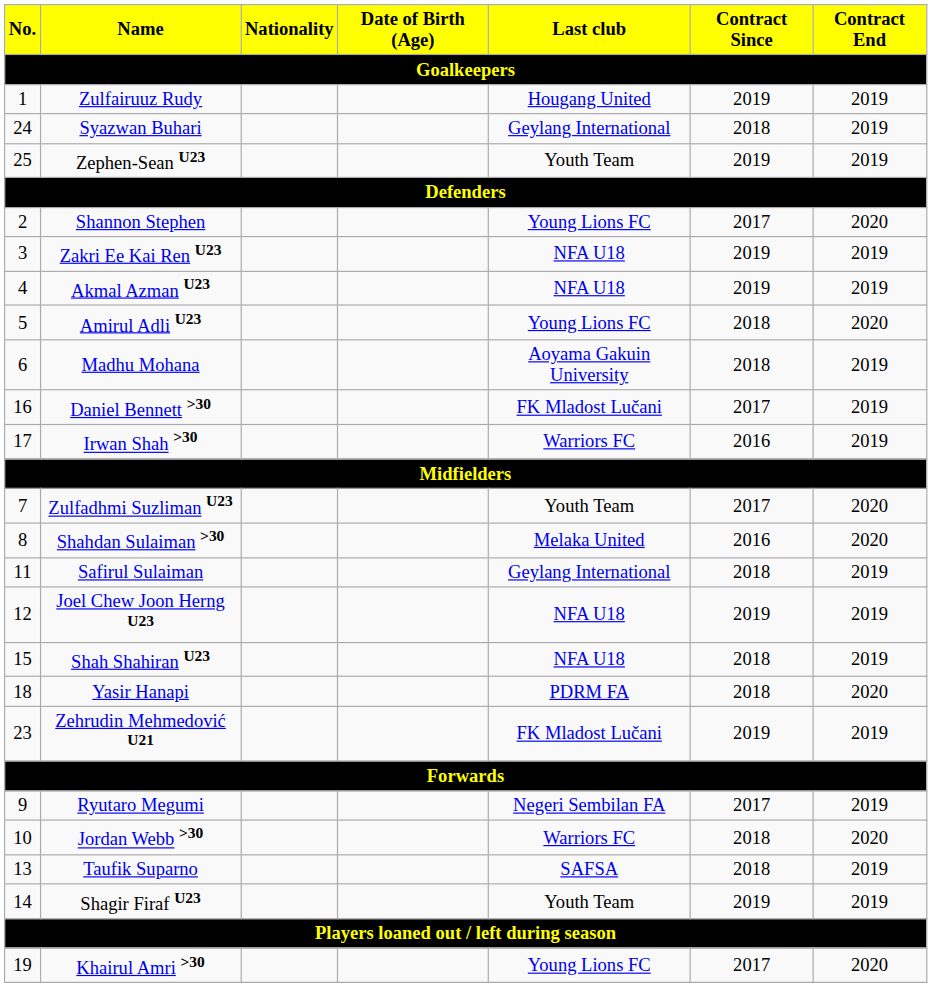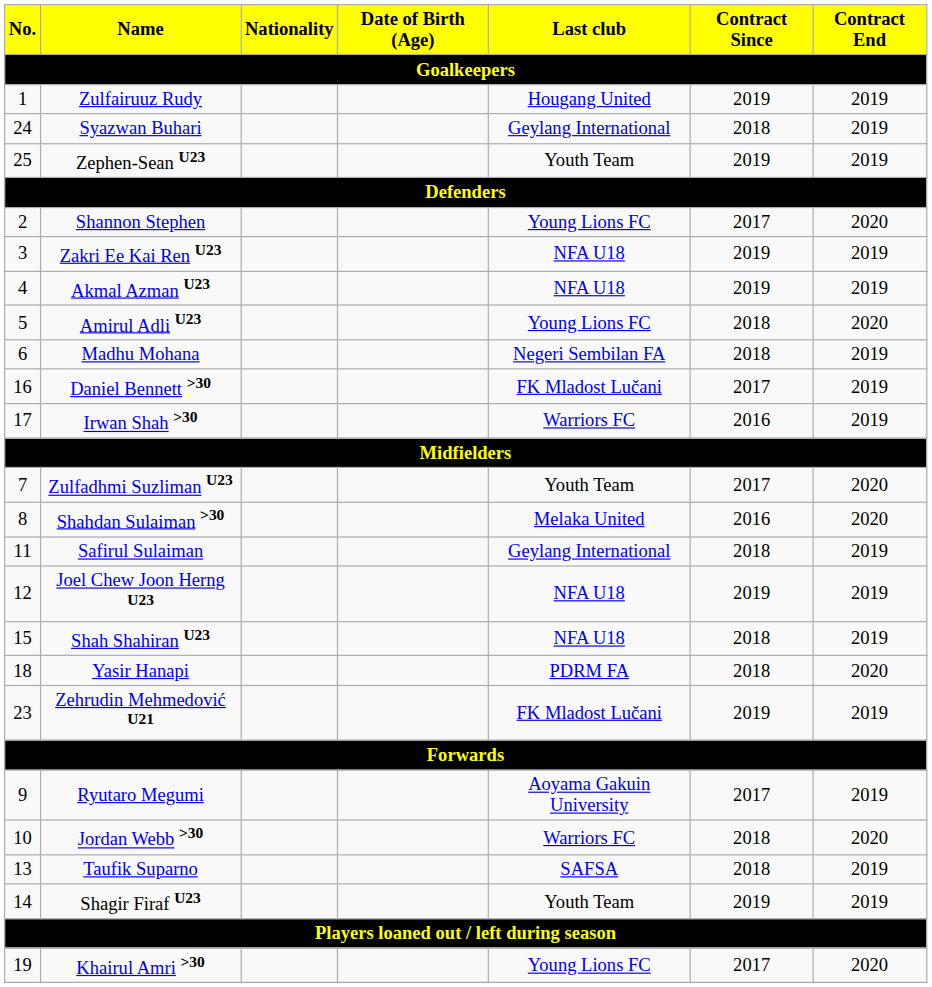(589, 364) Aoyama Gakuin University -> (589, 354) Negeri Sembilan FA
(589, 805) Negeri Sembilan FA -> (589, 795) Aoyama Gakuin University
